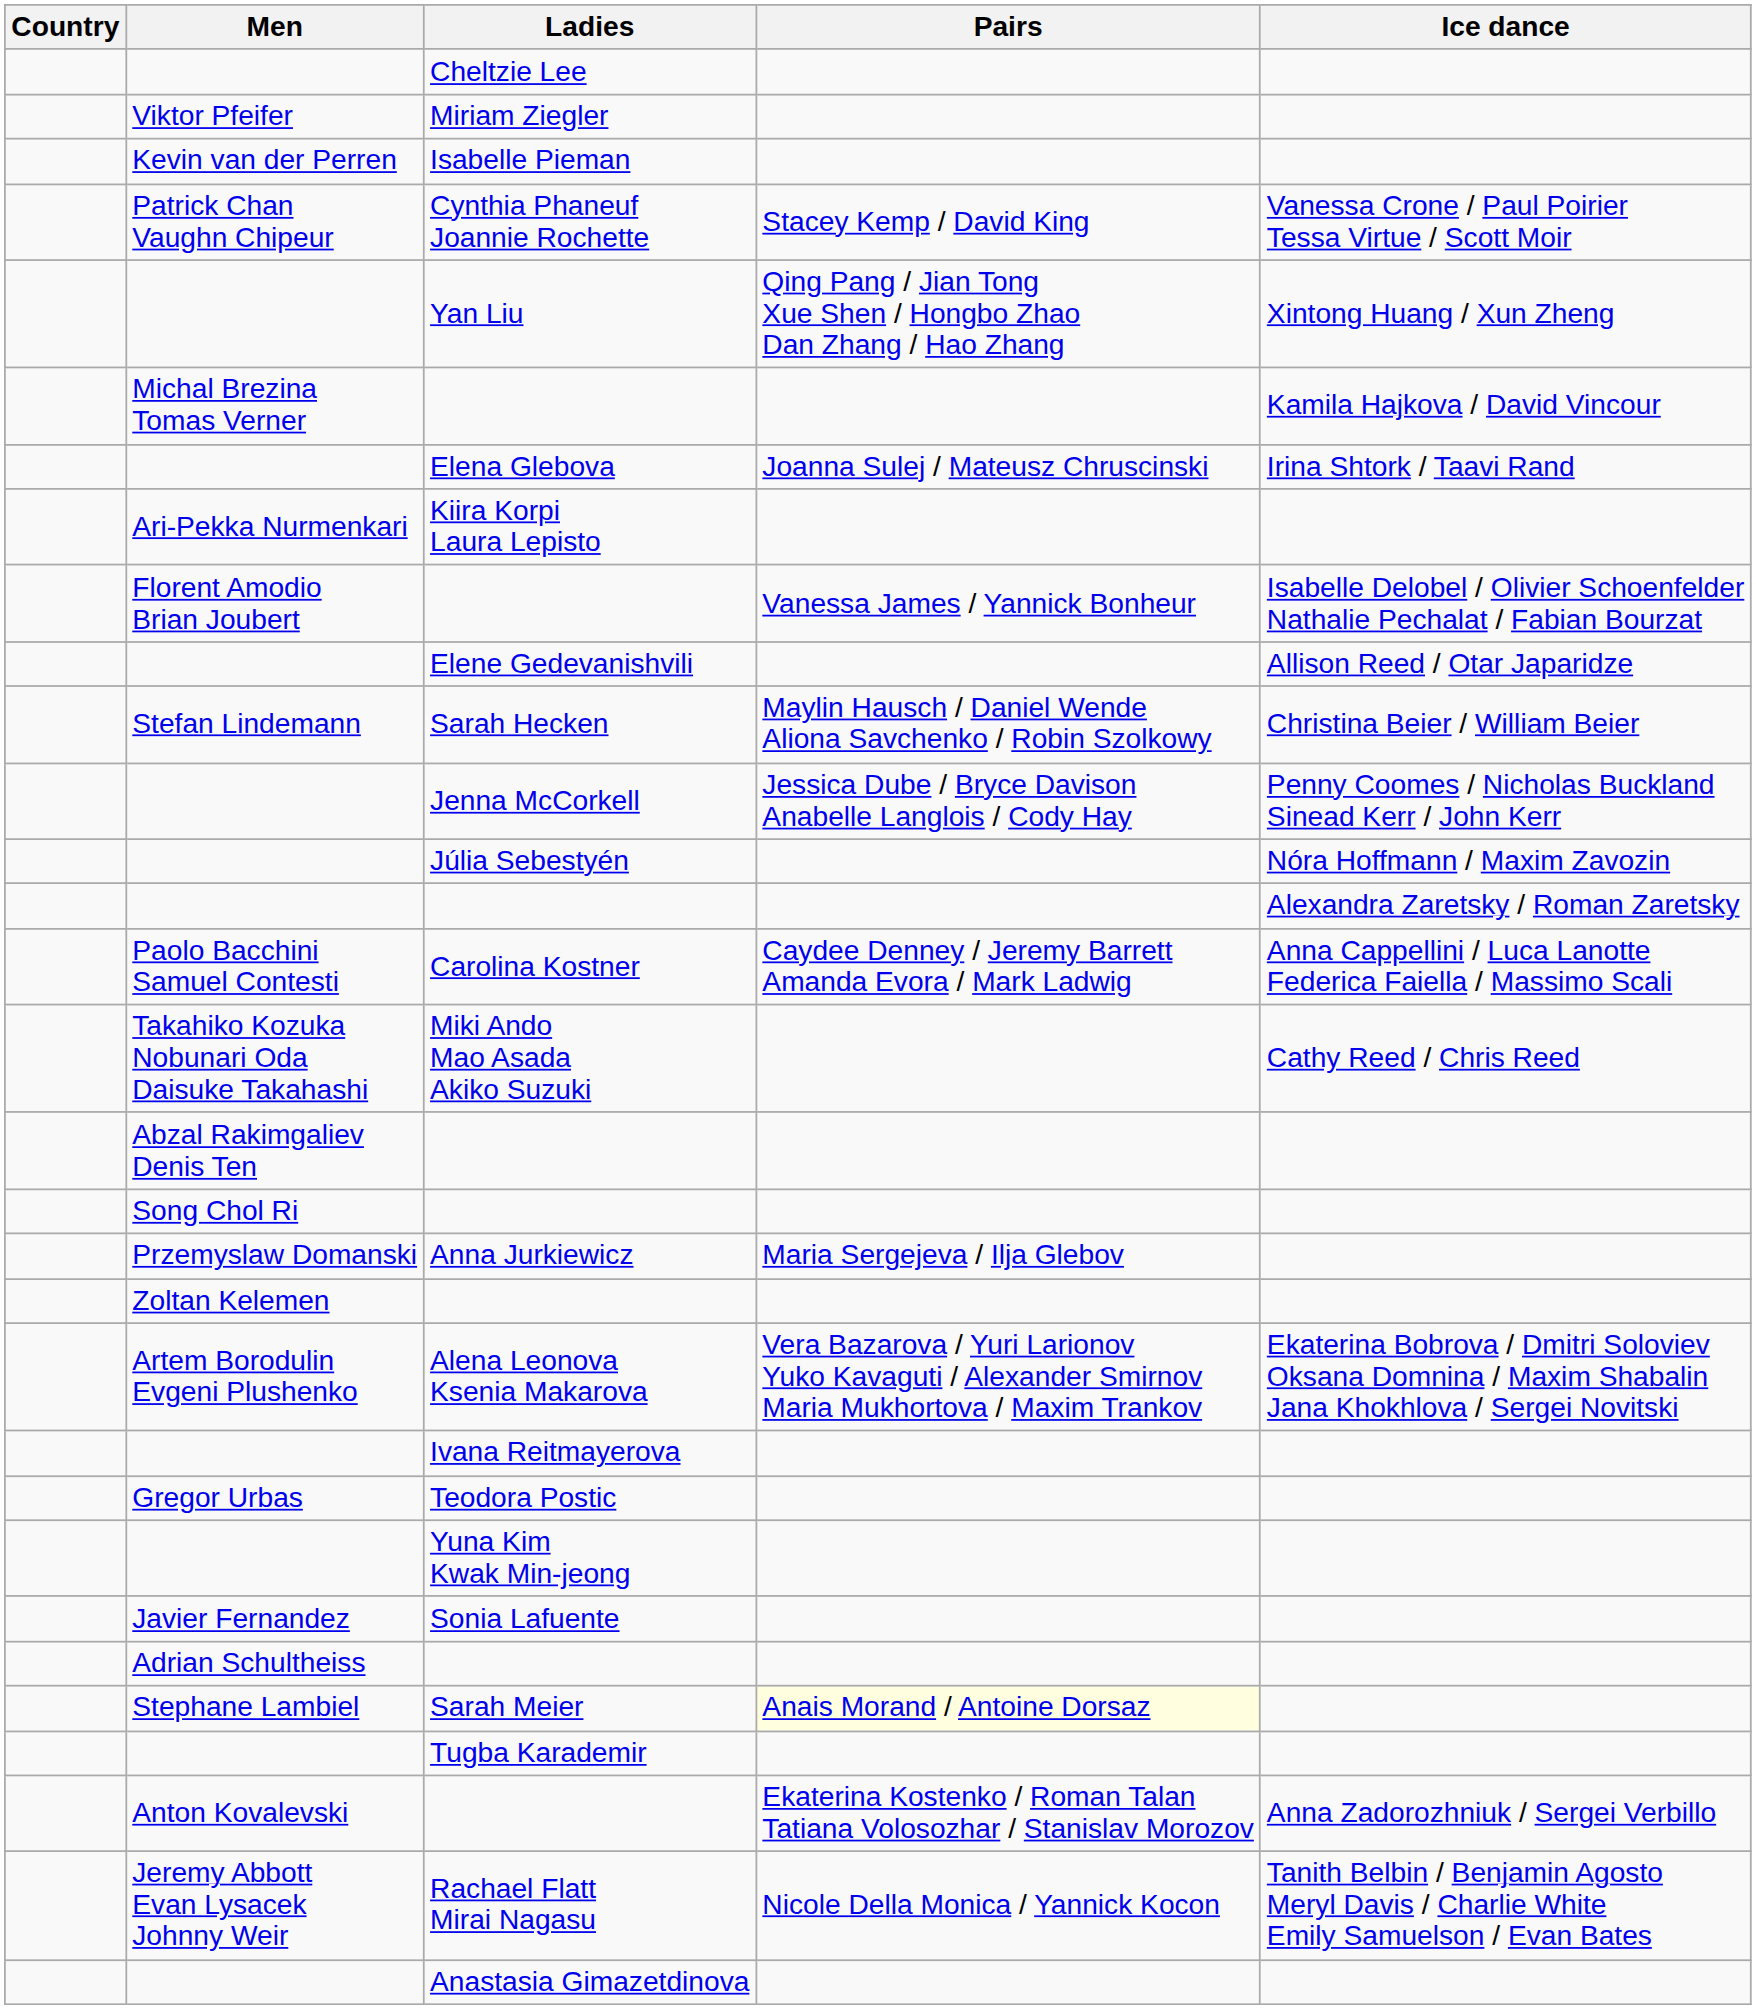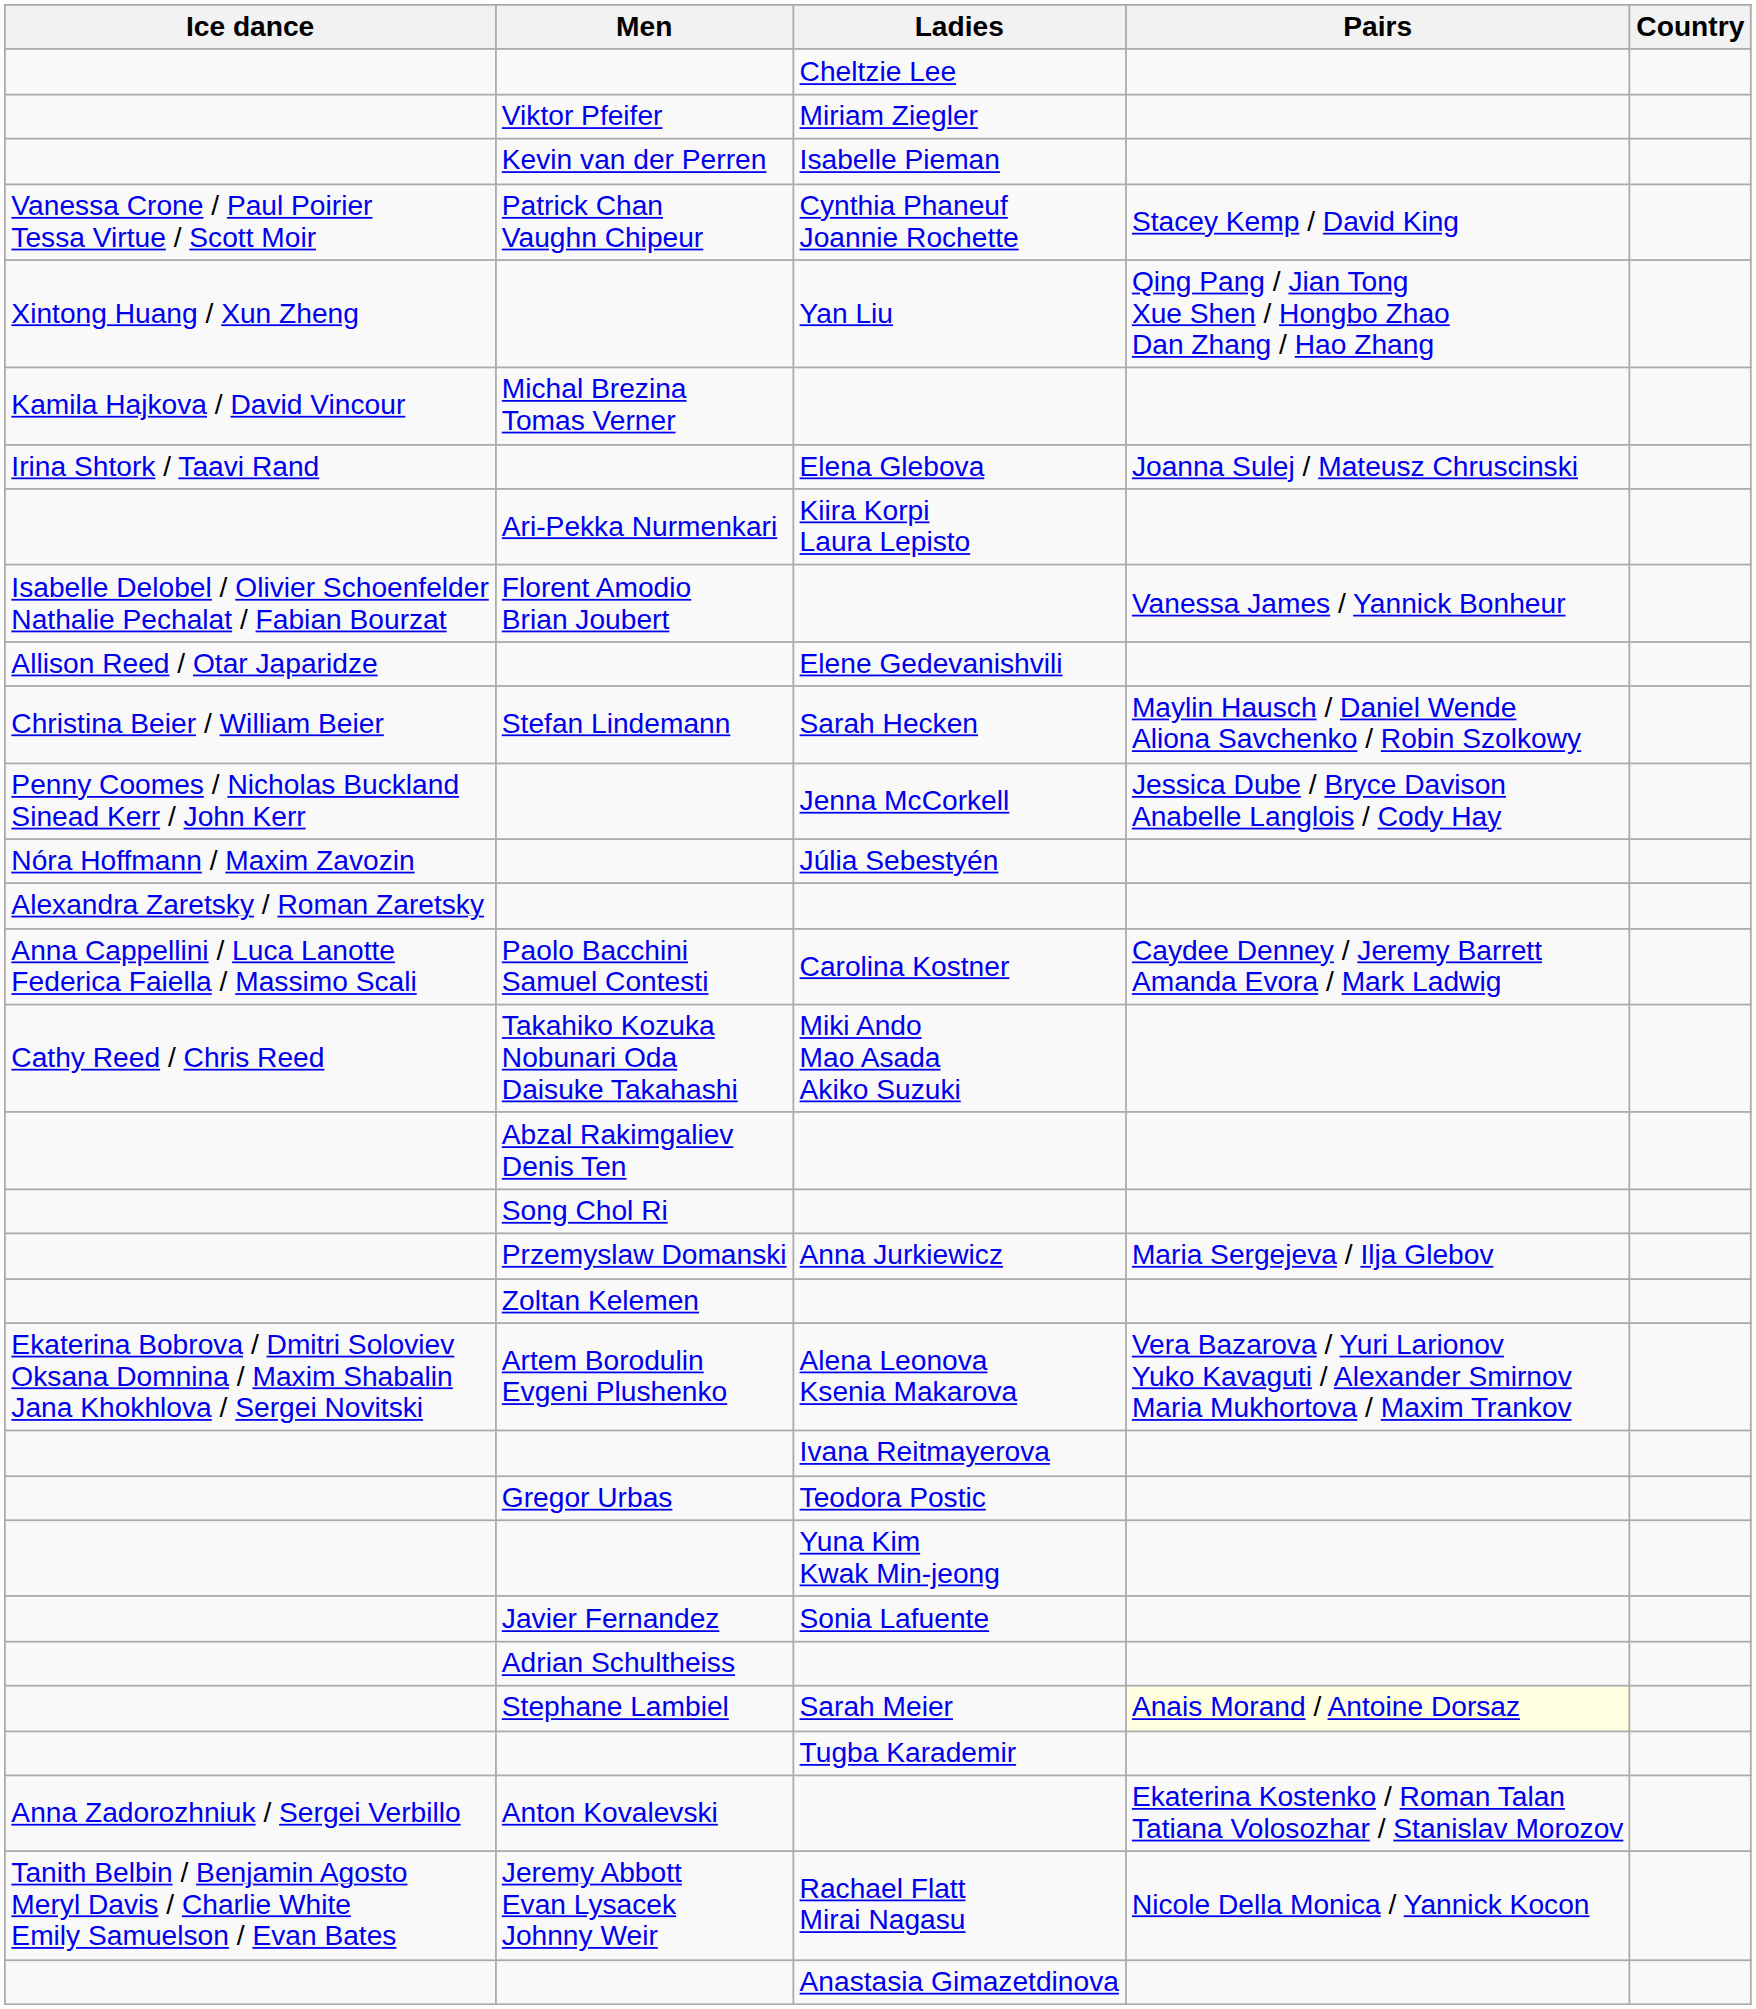columns swapped: (65, 26) <-> (1506, 26)
